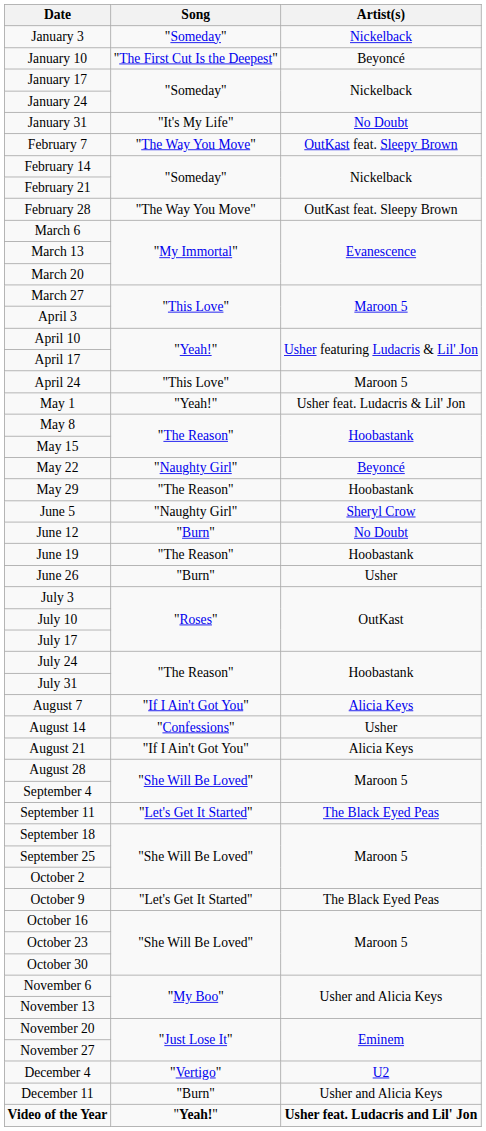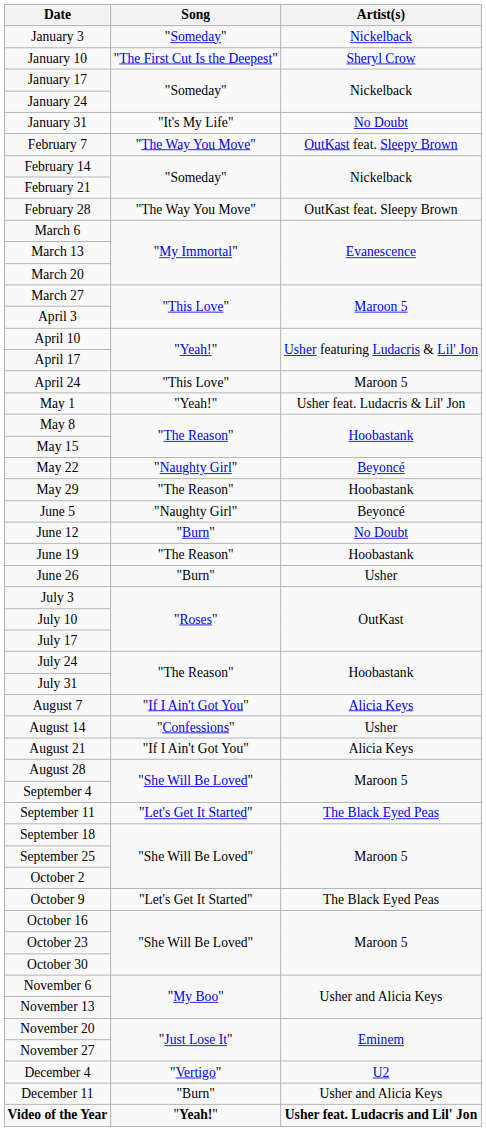(381, 58) Beyoncé -> (381, 58) Sheryl Crow
(381, 511) Sheryl Crow -> (381, 511) Beyoncé
